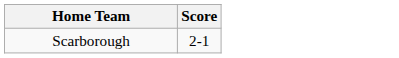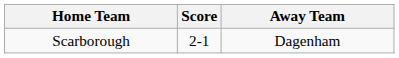+ column: (307, 16)
